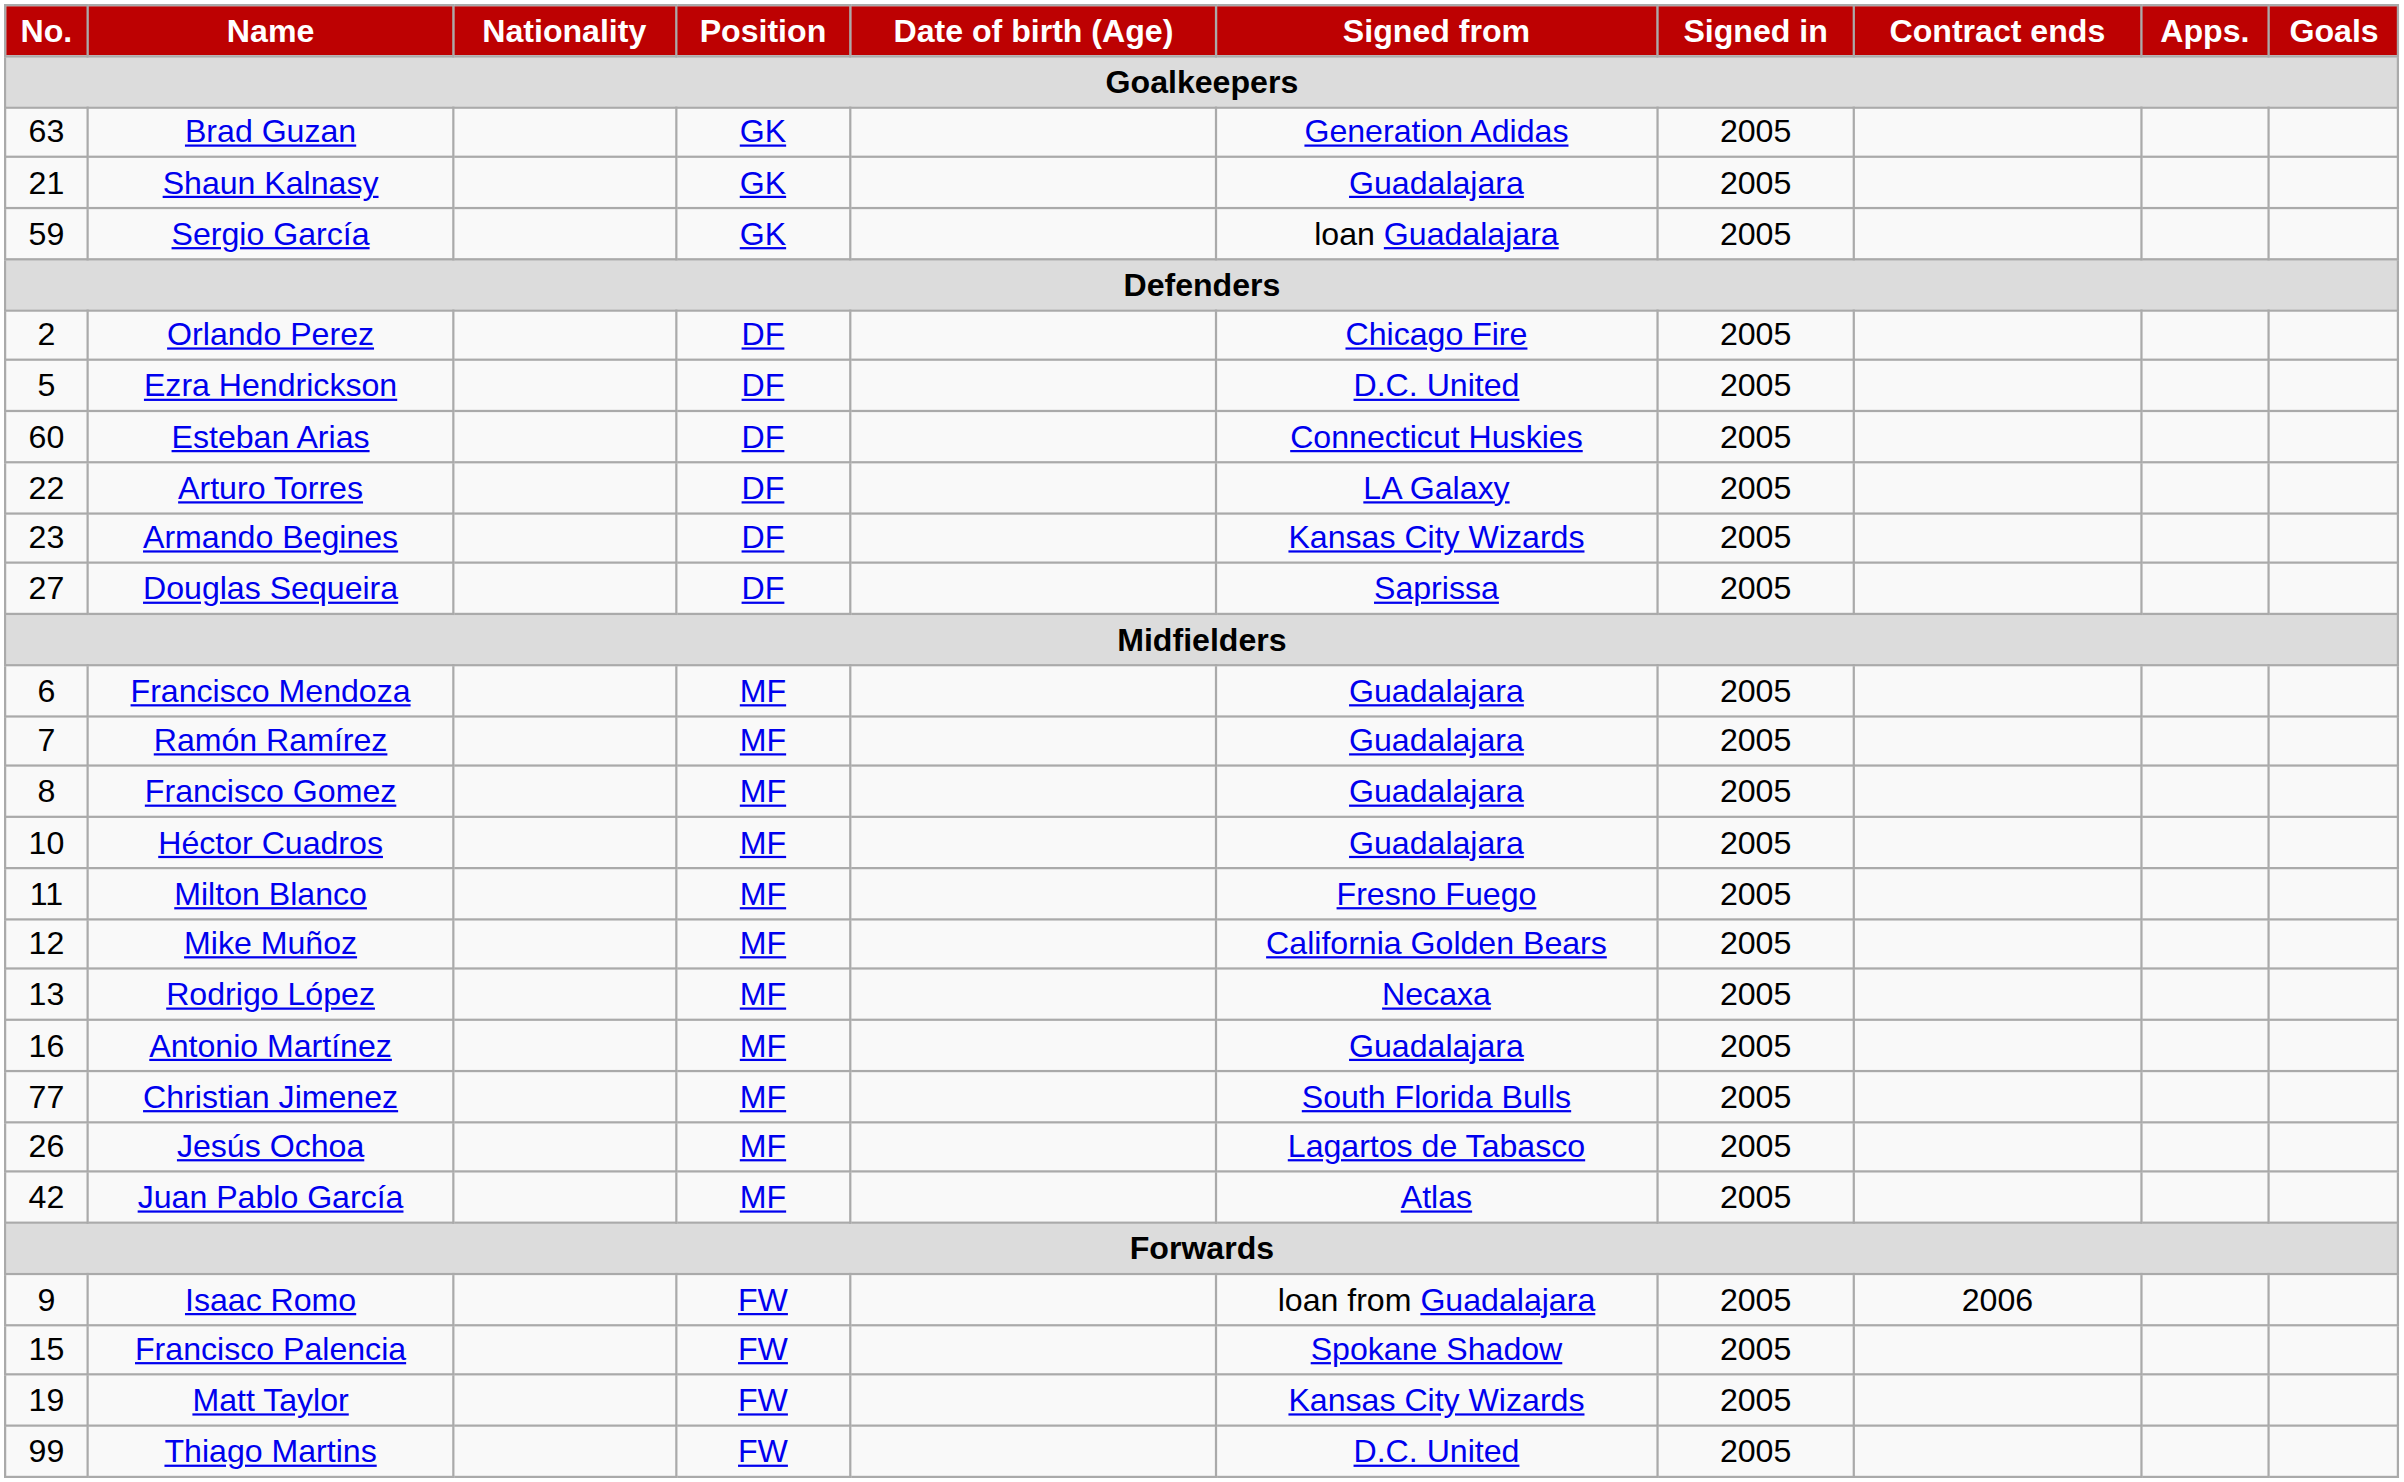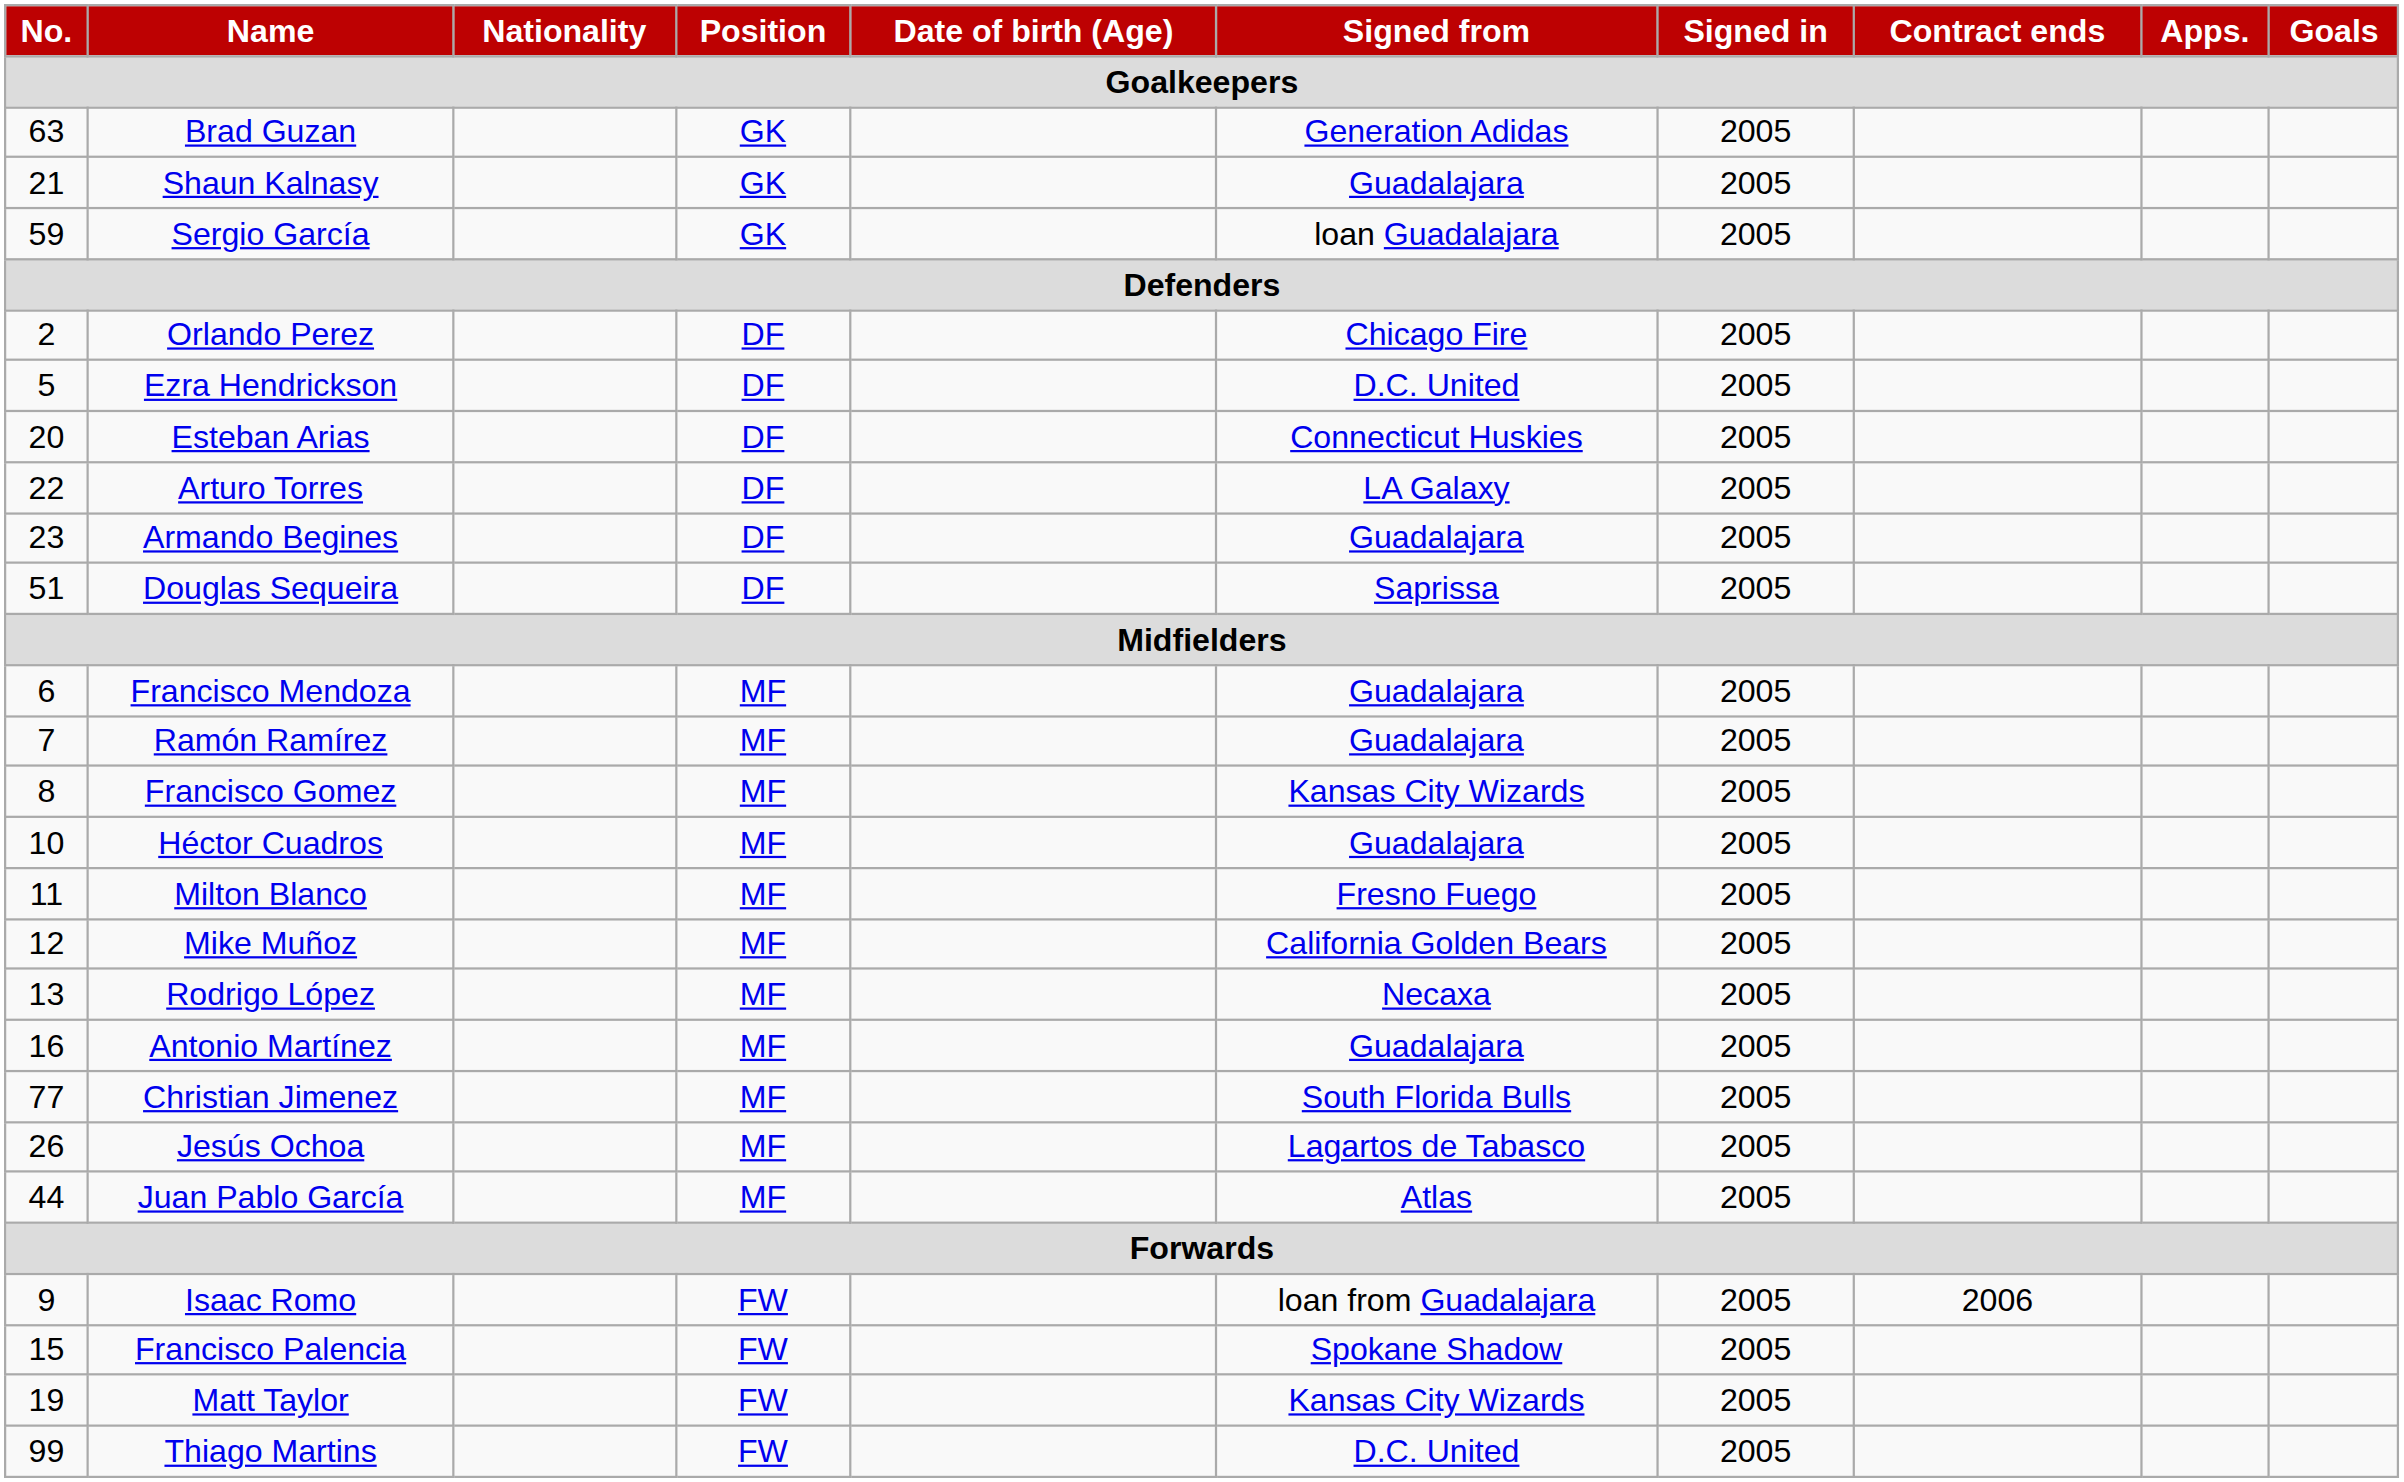(46, 437) 60 -> (46, 437) 20
(1436, 538) Kansas City Wizards -> (1436, 538) Guadalajara
(46, 589) 27 -> (46, 589) 51
(1436, 792) Guadalajara -> (1436, 792) Kansas City Wizards
(46, 1198) 42 -> (46, 1198) 44
